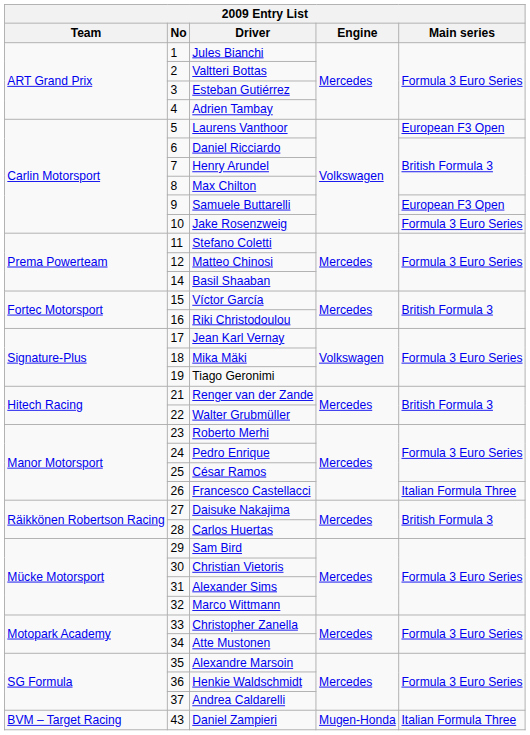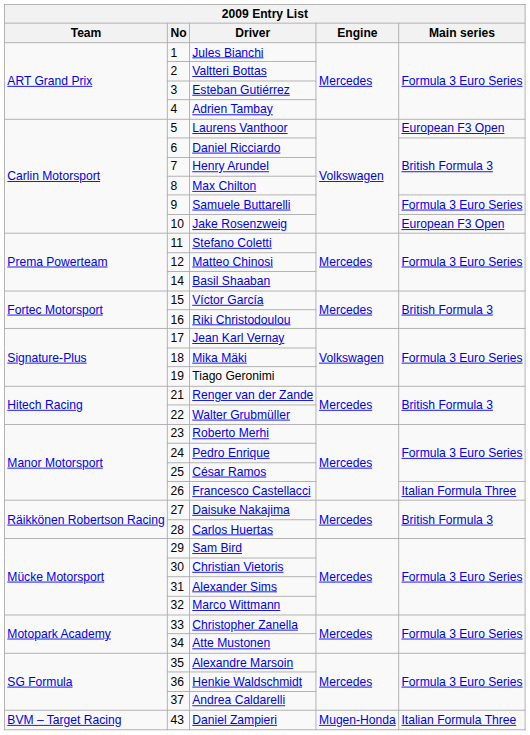(453, 204) European F3 Open -> (462, 204) Formula 3 Euro Series
(462, 223) Formula 3 Euro Series -> (453, 223) European F3 Open
